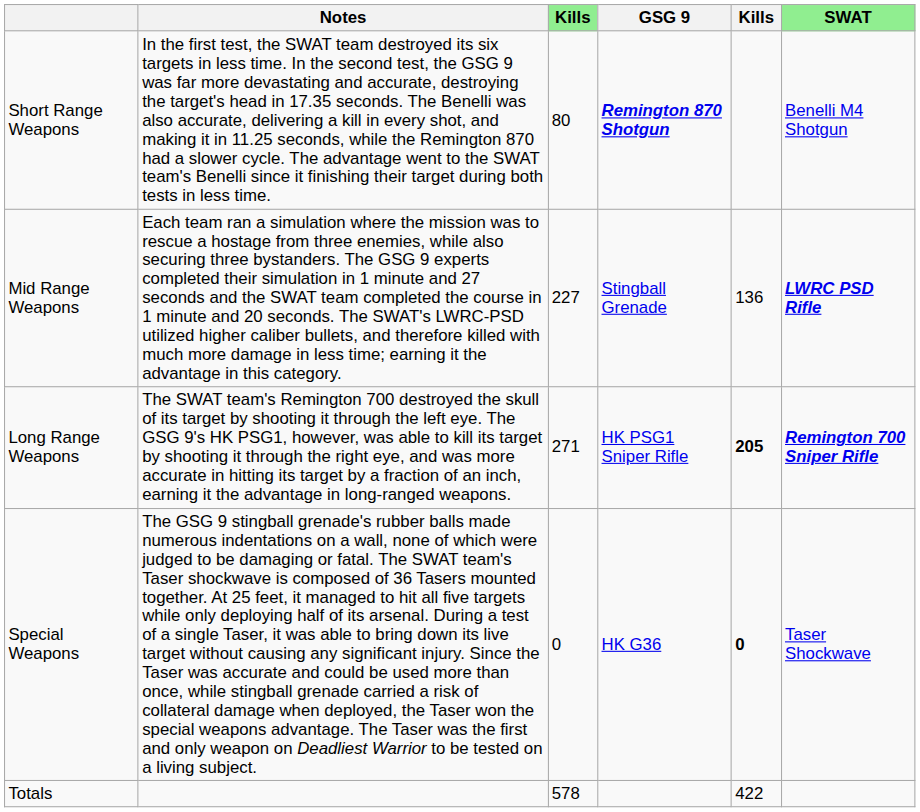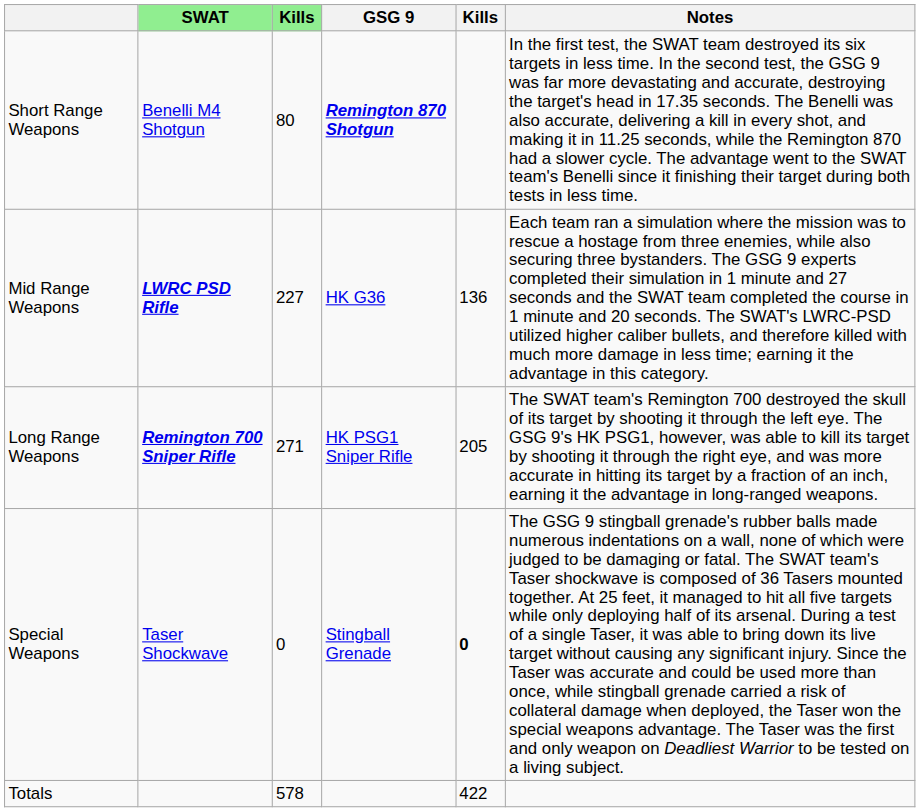columns swapped: (848, 17) <-> (343, 17)
(634, 297) Stingball Grenade -> (356, 297) HK G36
(749, 447) bold -> (473, 447) normal
(631, 644) HK G36 -> (358, 644) Stingball Grenade
